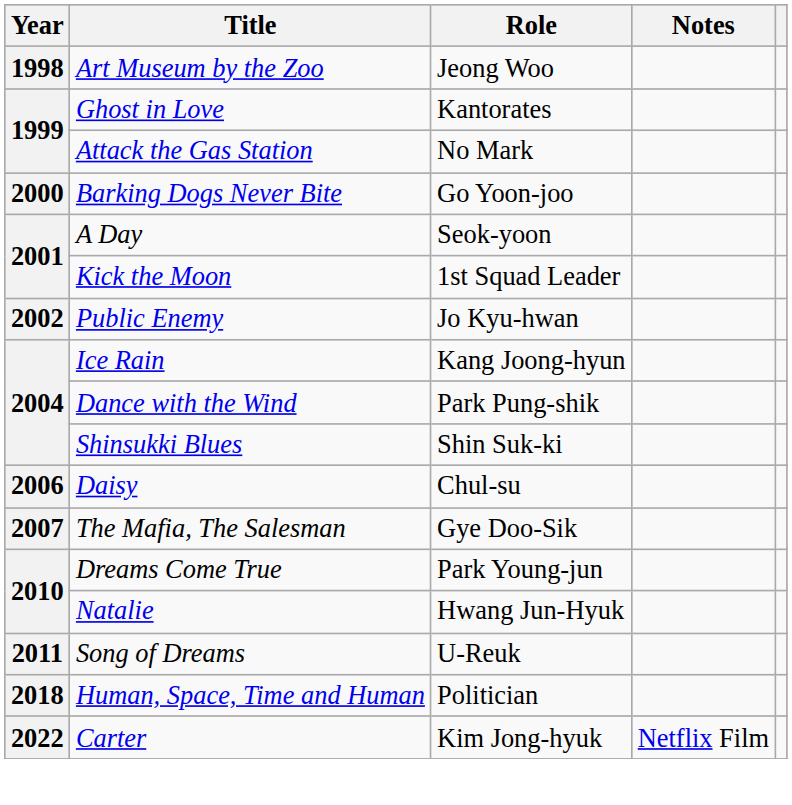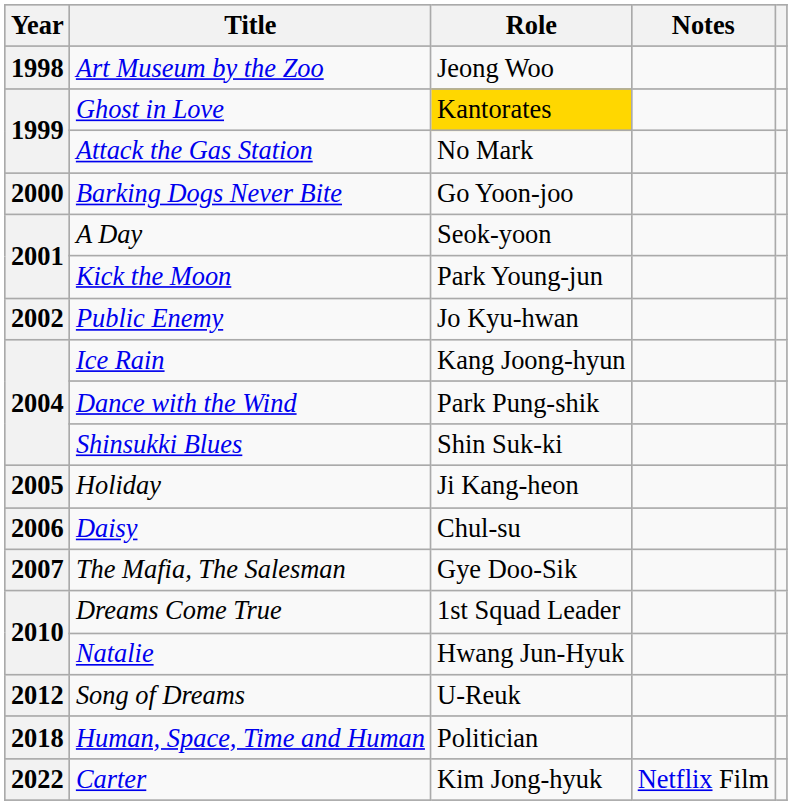(494, 109) no background -> (494, 109) gold background
(529, 276) 1st Squad Leader -> (520, 276) Park Young-jun
+ row: (118, 485)
(520, 569) Park Young-jun -> (529, 611) 1st Squad Leader
(37, 653) 2011 -> (37, 695) 2012
